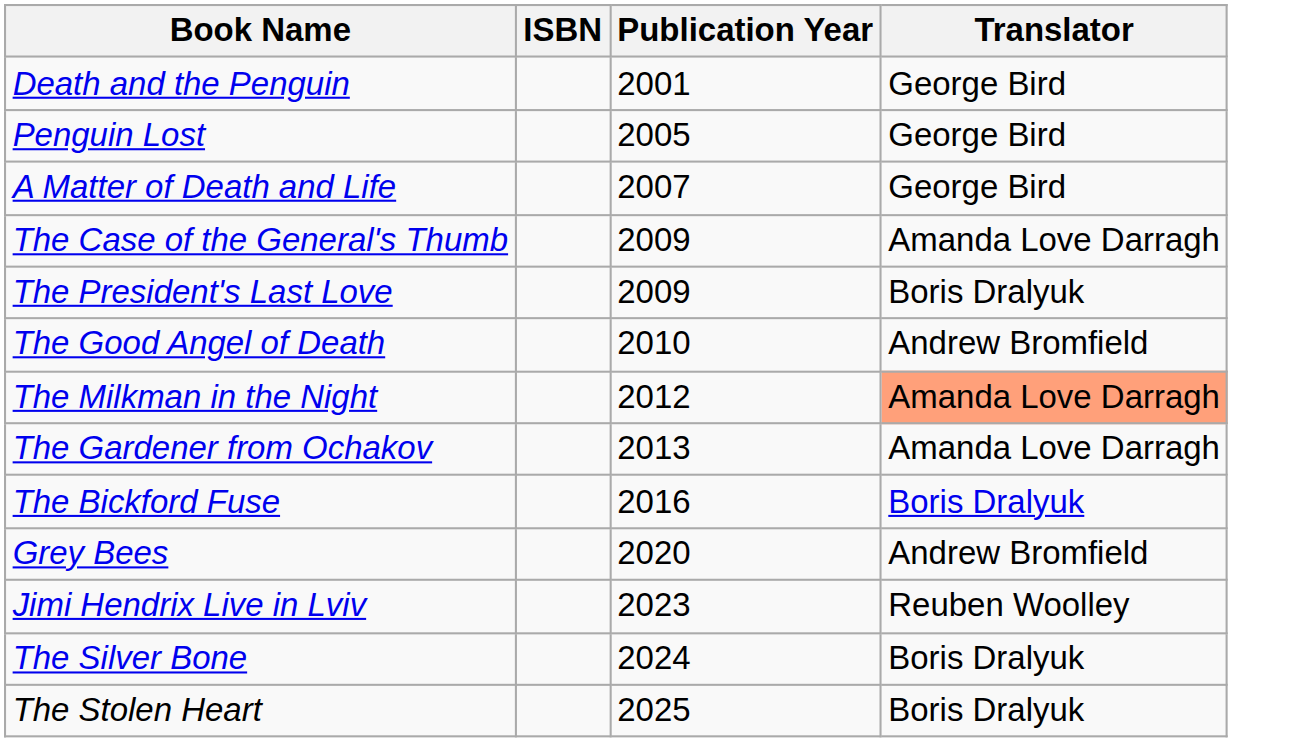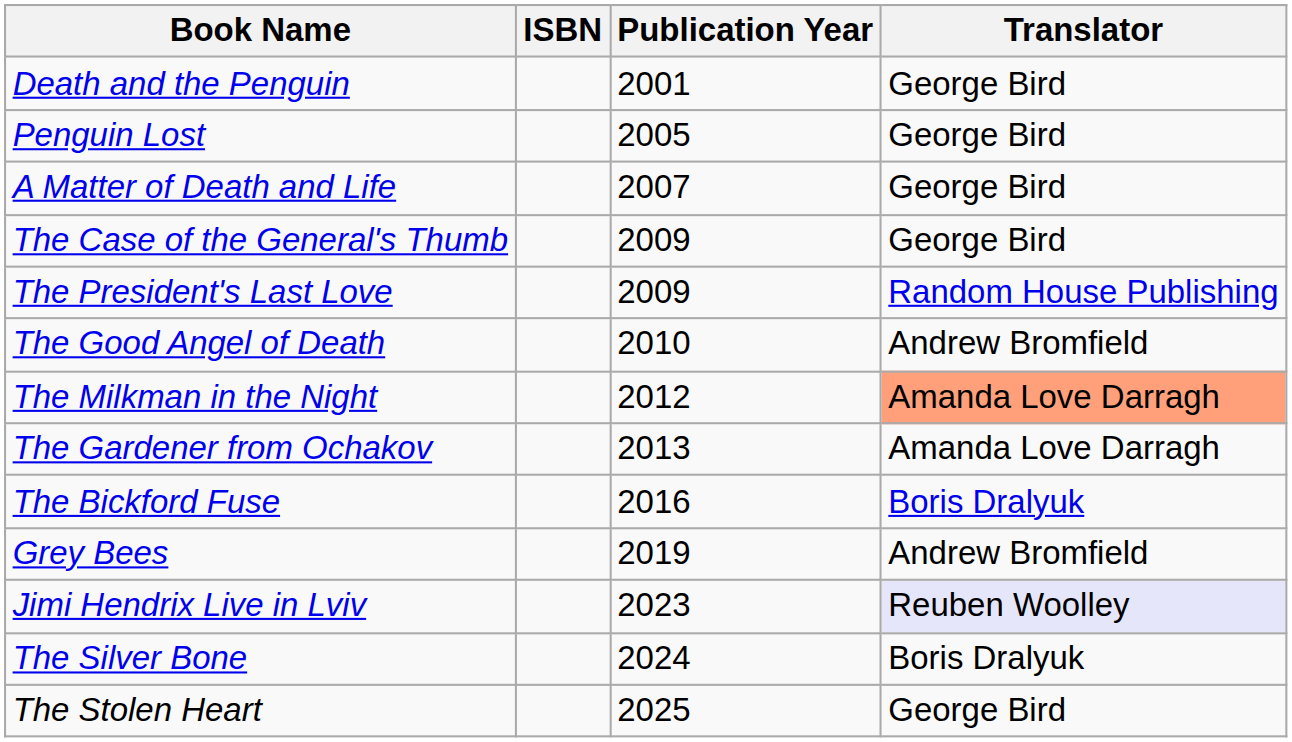(1054, 239) Amanda Love Darragh -> (977, 239) George Bird
(986, 291) Boris Dralyuk -> (1083, 291) Random House Publishing
(654, 553) 2020 -> (654, 553) 2019
(1009, 605) no background -> (1009, 605) lavender background
(986, 710) Boris Dralyuk -> (977, 710) George Bird
